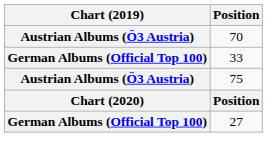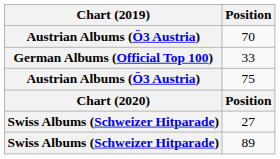(107, 121) German Albums (Official Top 100) -> (113, 121) Swiss Albums (Schweizer Hitparade)
+ row: (248, 143)
